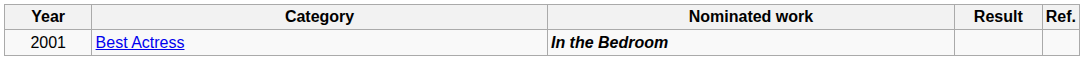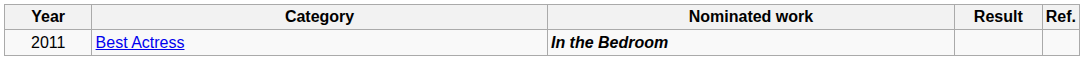(48, 42) 2001 -> (48, 42) 2011
